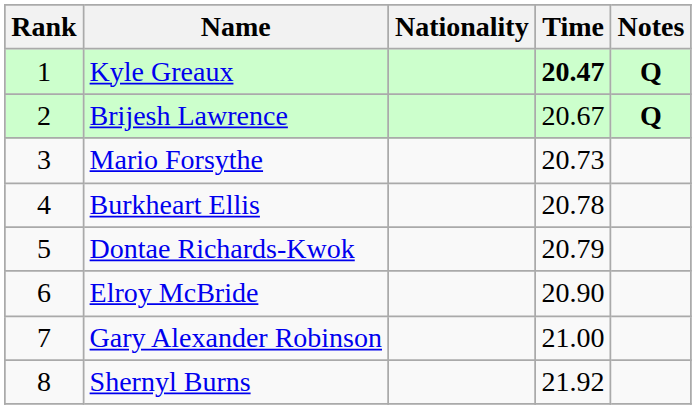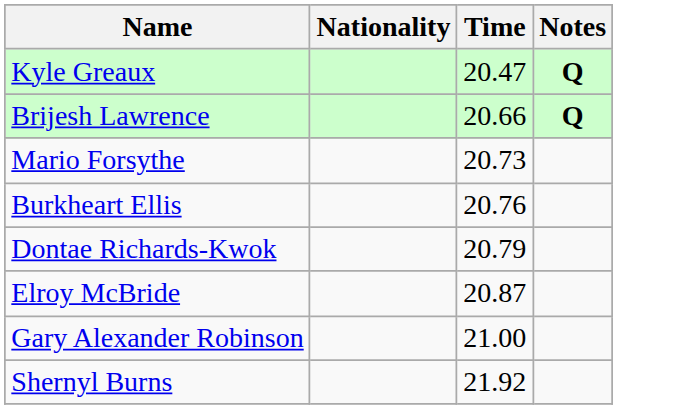- column: (44, 26)
(573, 71) bold -> (495, 71) normal
(573, 115) 20.67 -> (495, 115) 20.66
(573, 204) 20.78 -> (495, 204) 20.76
(573, 293) 20.90 -> (495, 293) 20.87
